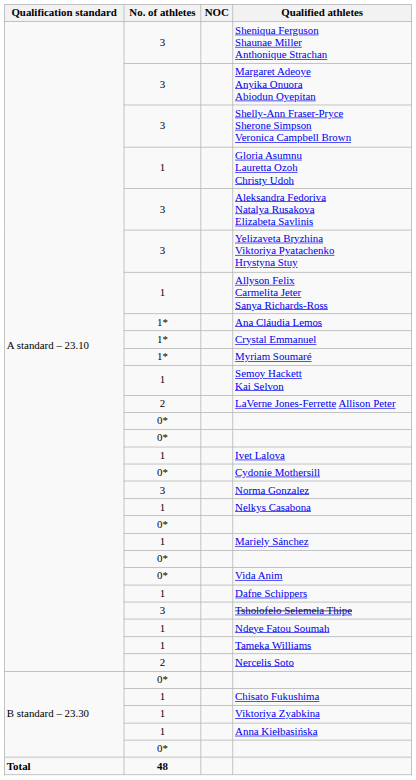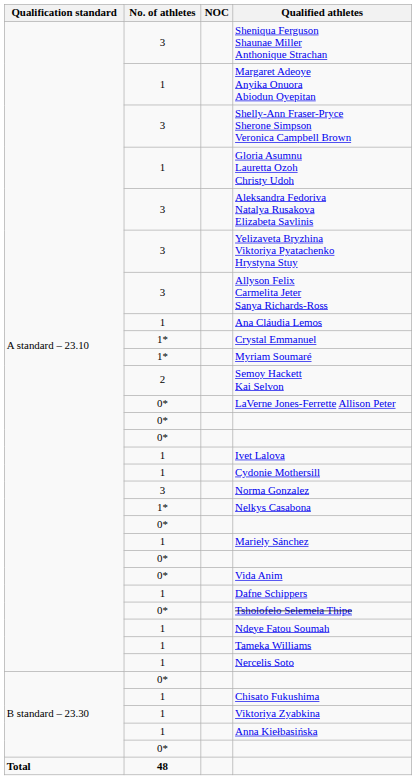(162, 84) 3 -> (162, 84) 1
(162, 293) 1 -> (162, 293) 3
(162, 322) 1* -> (162, 322) 1
(162, 380) 1 -> (162, 380) 2
(162, 403) 2 -> (162, 403) 0*
(162, 472) 0* -> (162, 472) 1
(162, 507) 1 -> (162, 507) 1*
(162, 610) 3 -> (162, 610) 0*
(162, 662) 2 -> (162, 662) 1
